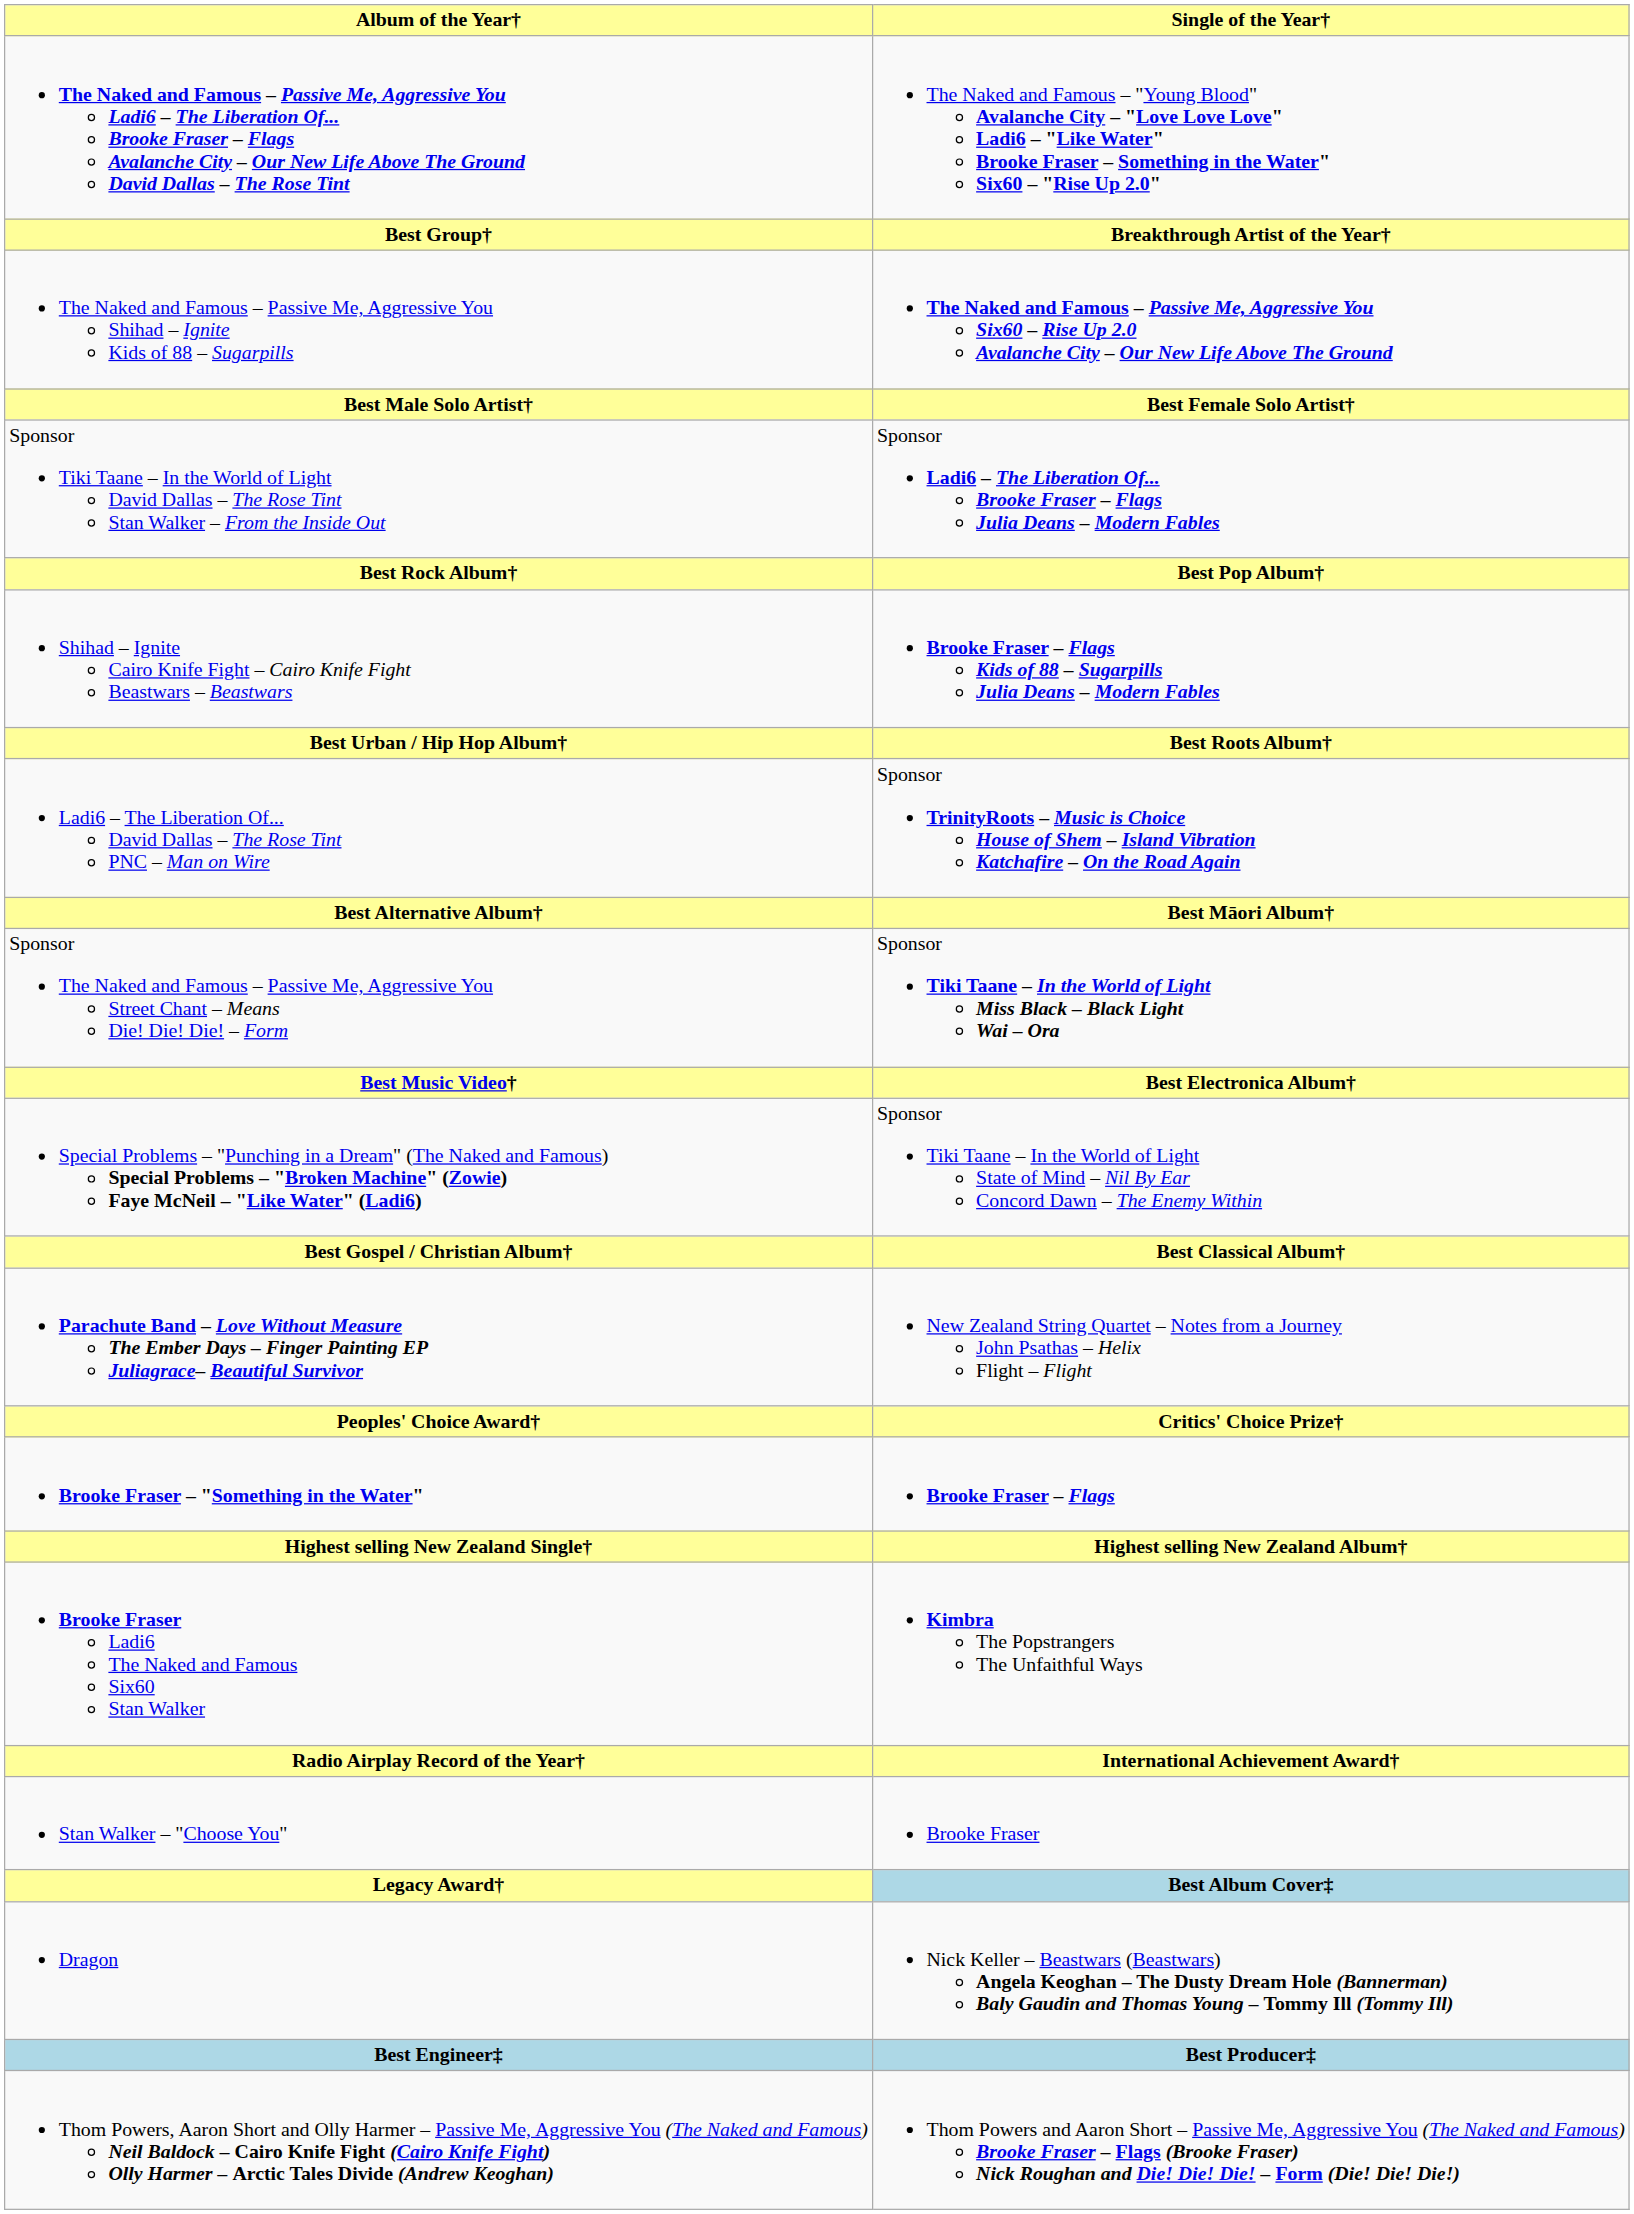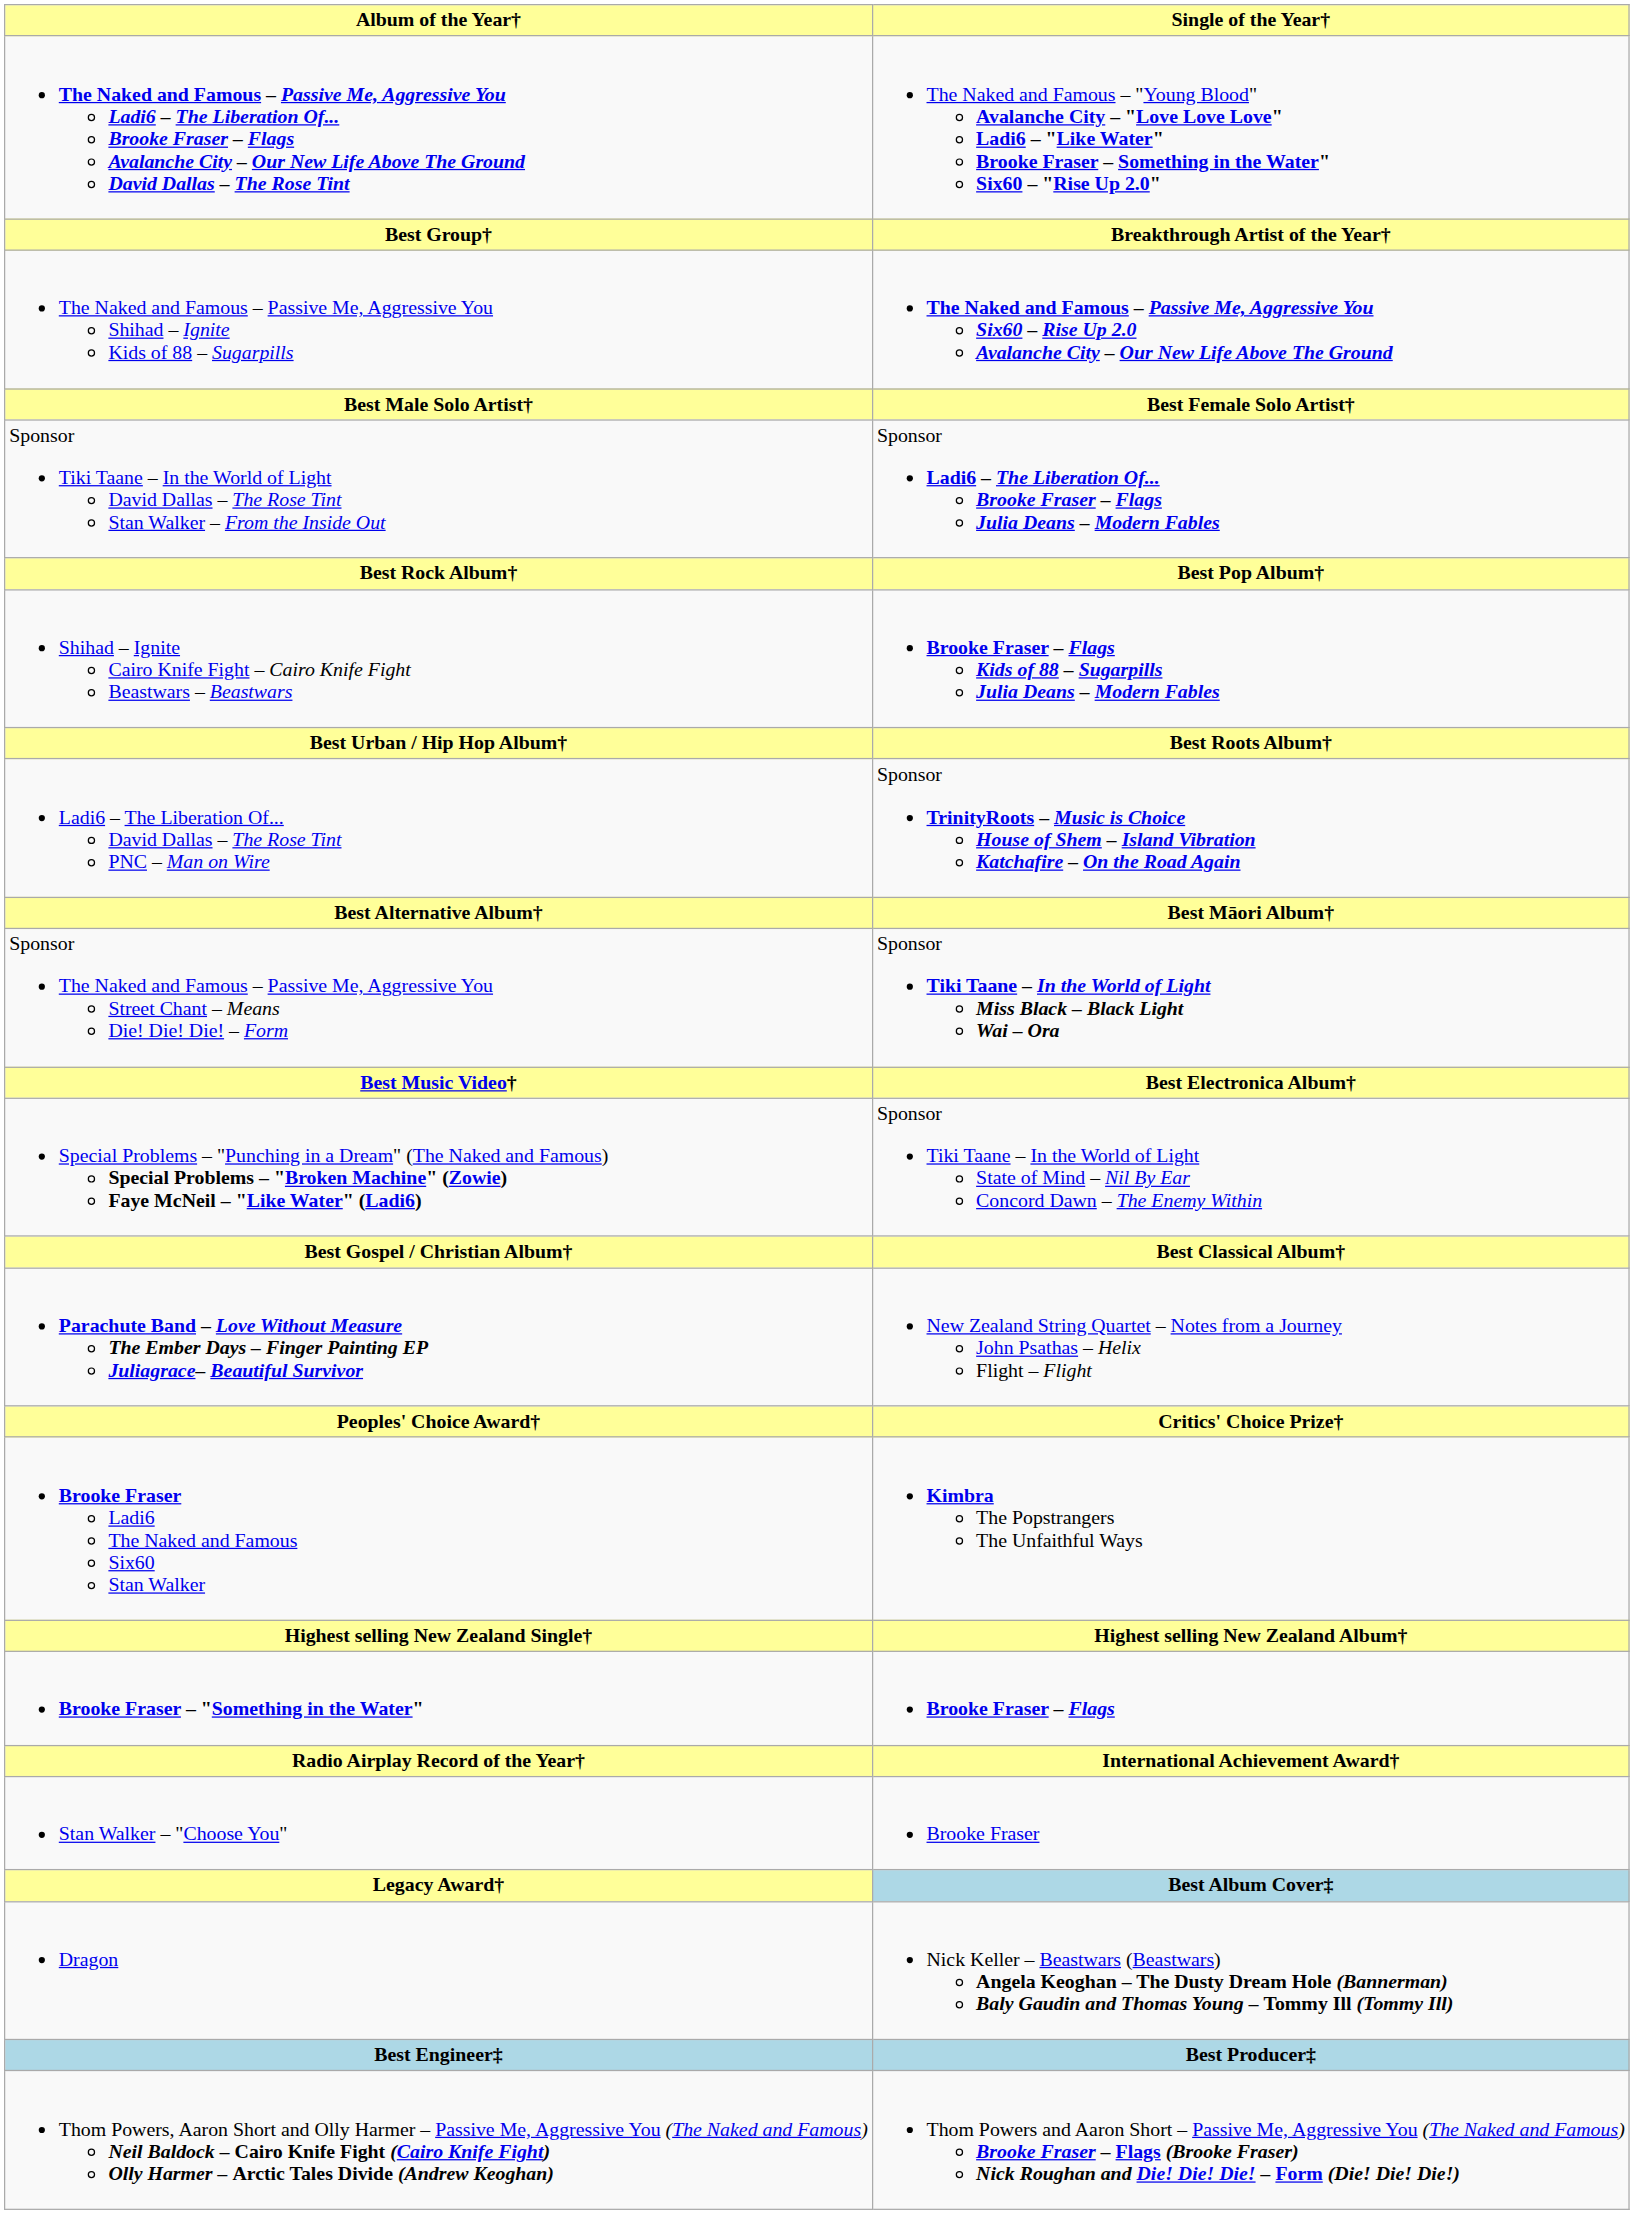rows swapped: (438, 1665) <-> (438, 1495)
